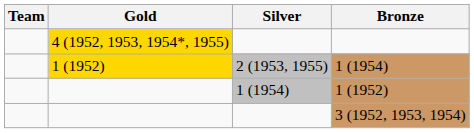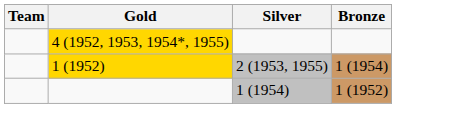- row: (400, 115)
